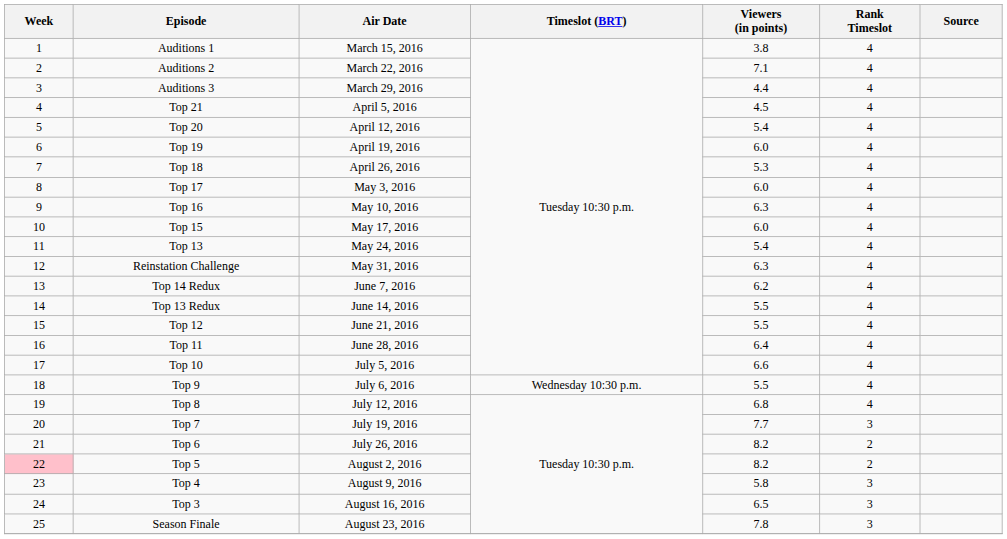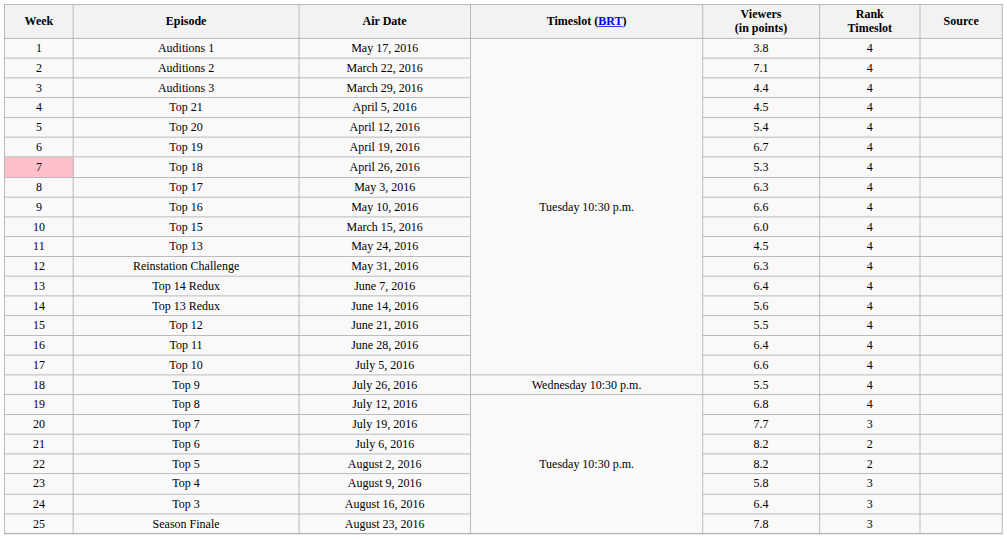(385, 48) March 15, 2016 -> (385, 48) May 17, 2016
(761, 147) 6.0 -> (761, 147) 6.7
(39, 167) no background -> (39, 167) pink background
(761, 187) 6.0 -> (761, 187) 6.3
(761, 207) 6.3 -> (761, 207) 6.6
(385, 226) May 17, 2016 -> (385, 226) March 15, 2016
(761, 246) 5.4 -> (761, 246) 4.5
(761, 286) 6.2 -> (761, 286) 6.4
(761, 305) 5.5 -> (761, 305) 5.6
(385, 385) July 6, 2016 -> (385, 385) July 26, 2016
(385, 444) July 26, 2016 -> (385, 444) July 6, 2016
(39, 464) pink background -> (39, 464) no background
(761, 503) 6.5 -> (761, 503) 6.4
